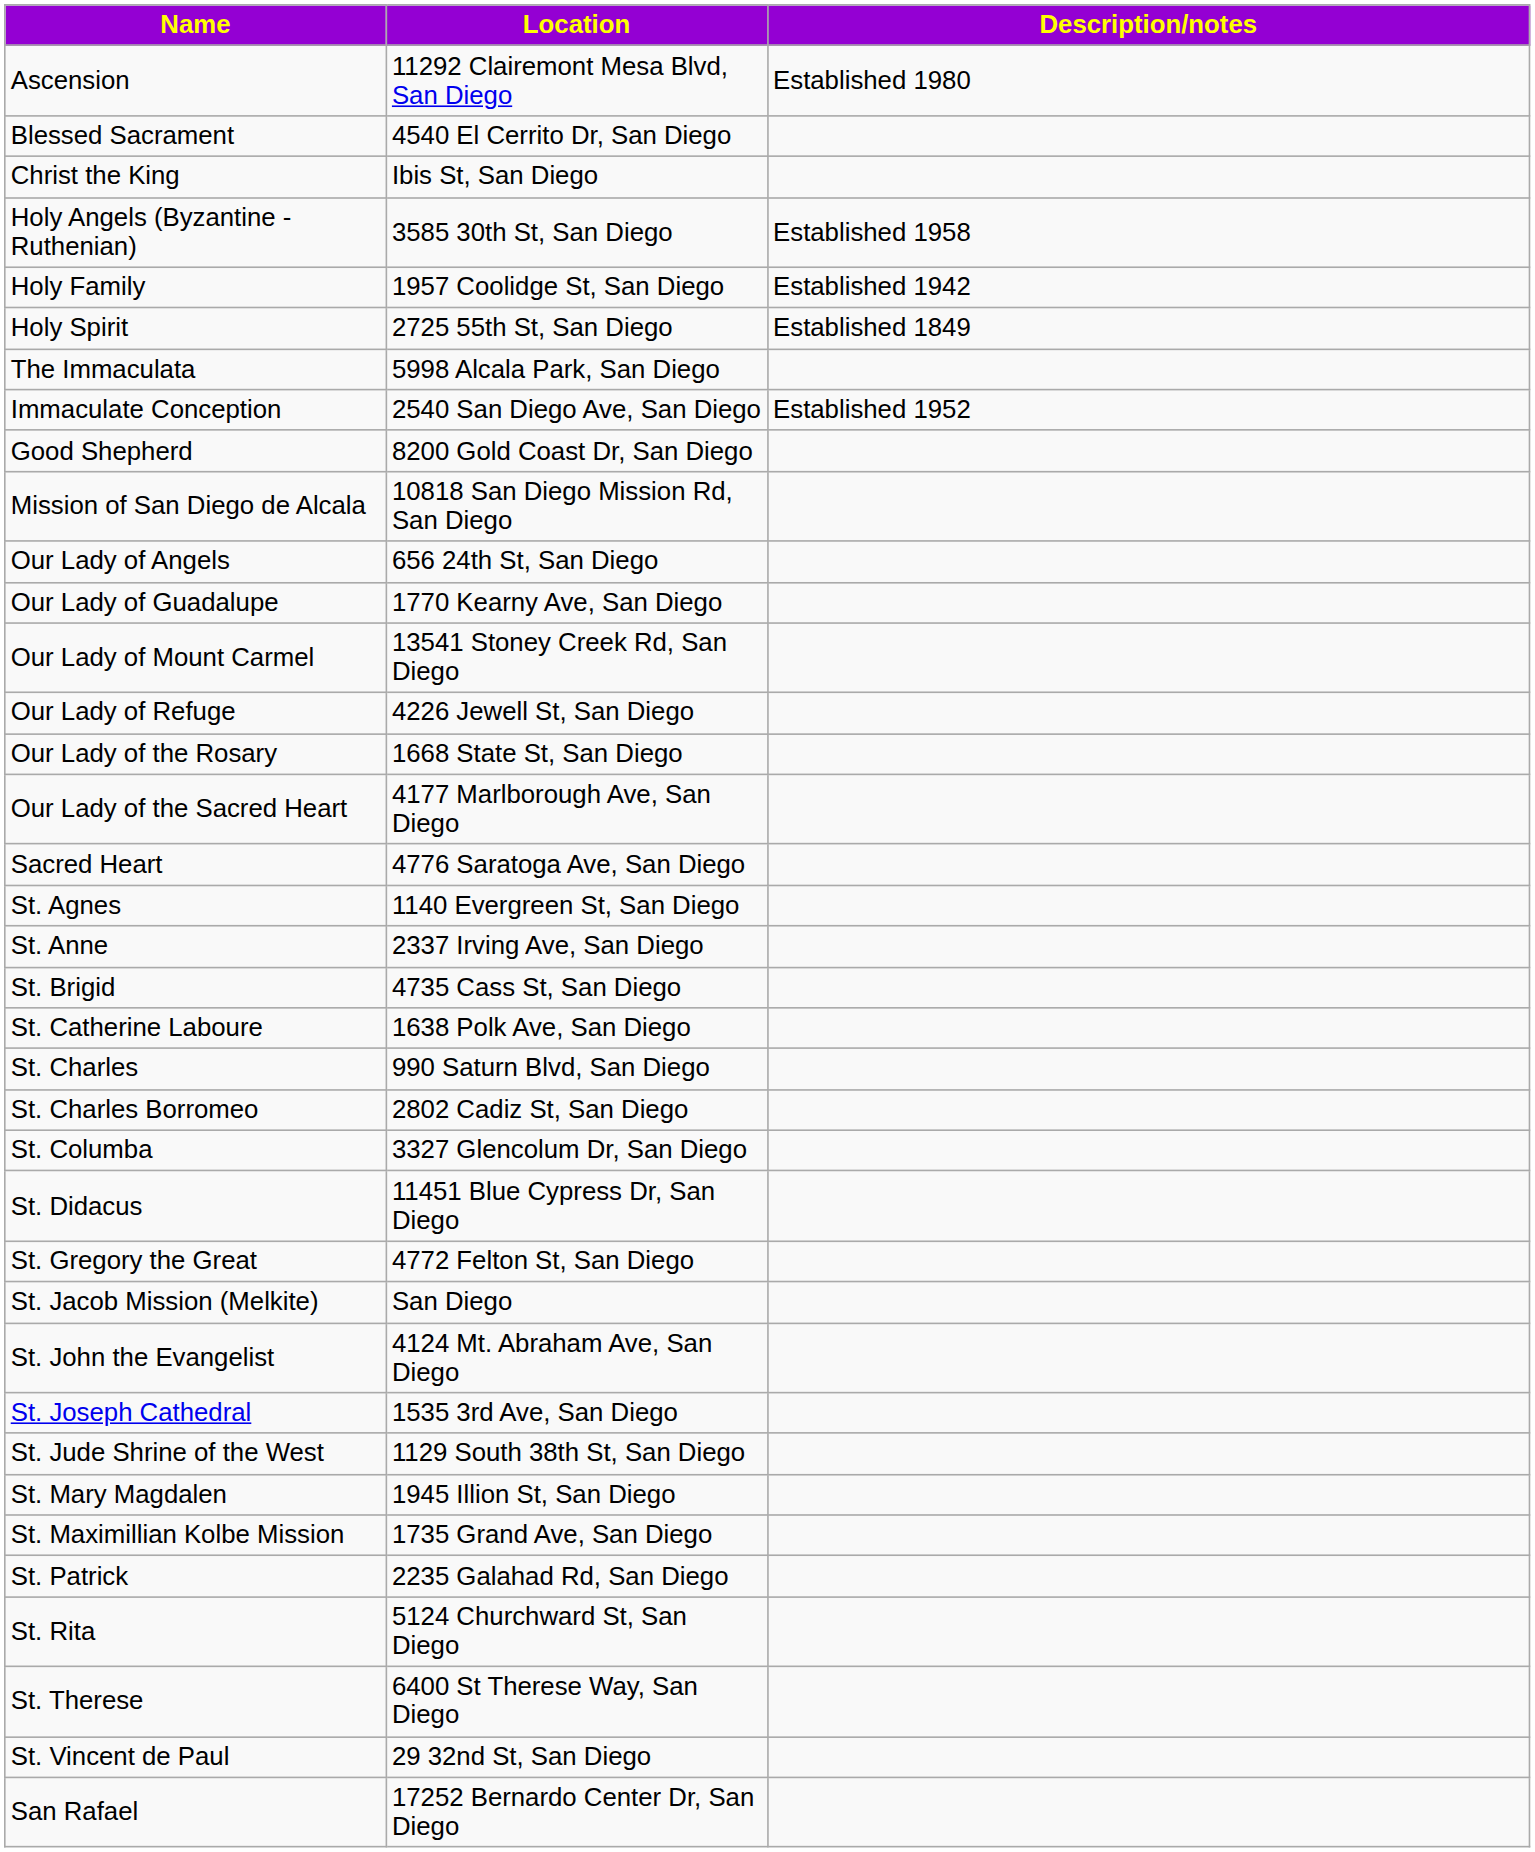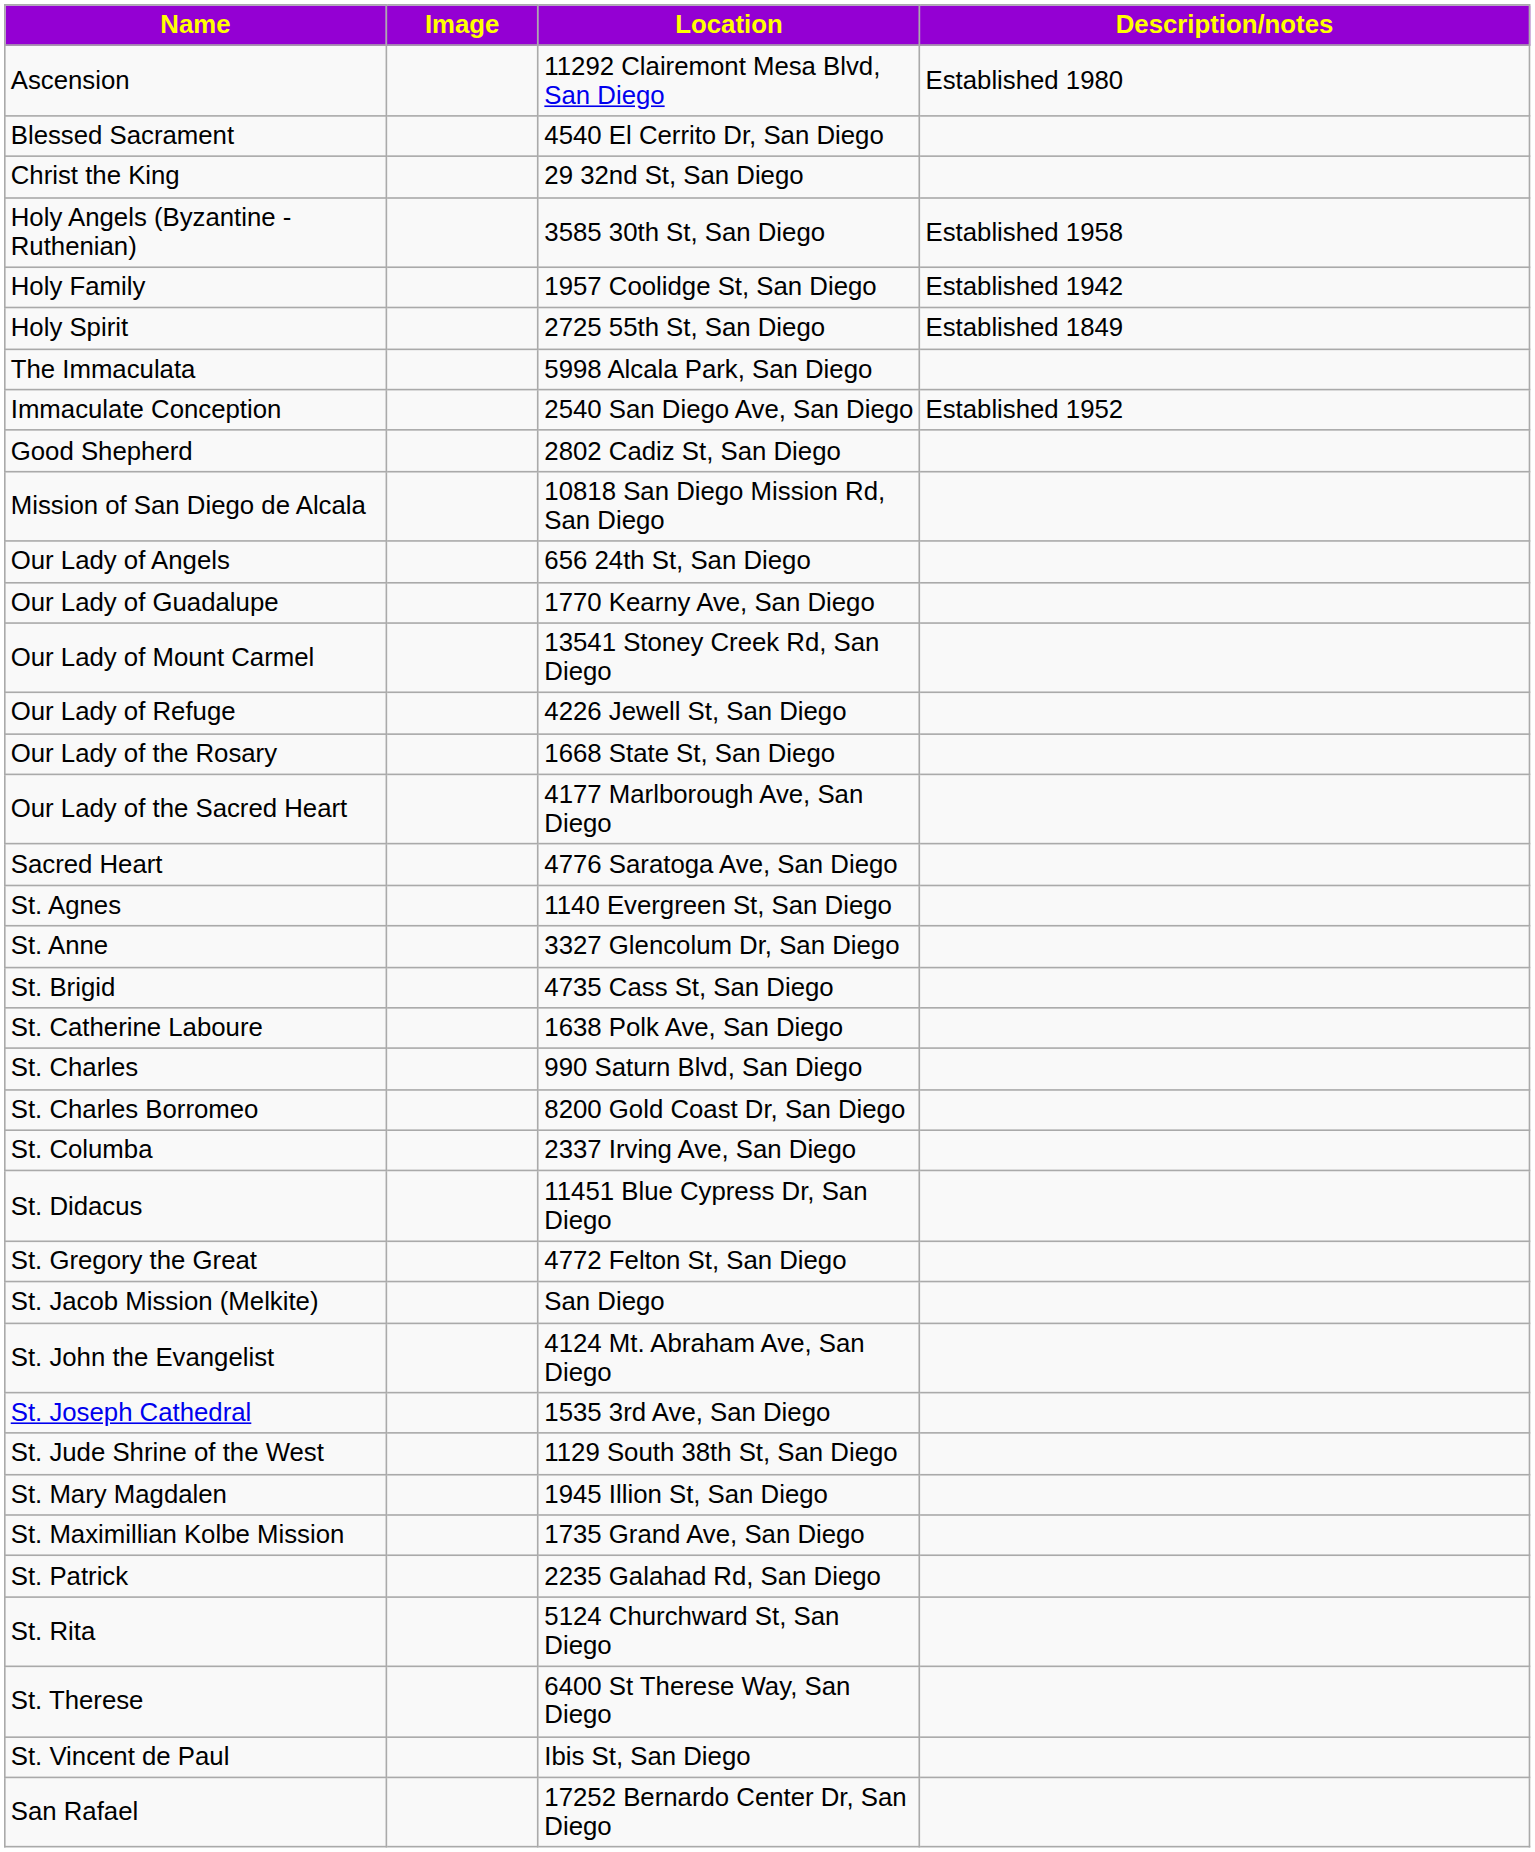+ column: (462, 24)
(495, 176) Ibis St, San Diego -> (674, 176) 29 32nd St, San Diego
(572, 450) 8200 Gold Coast Dr, San Diego -> (693, 450) 2802 Cadiz St, San Diego
(548, 946) 2337 Irving Ave, San Diego -> (722, 946) 3327 Glencolum Dr, San Diego
(540, 1109) 2802 Cadiz St, San Diego -> (725, 1109) 8200 Gold Coast Dr, San Diego
(569, 1150) 3327 Glencolum Dr, San Diego -> (700, 1150) 2337 Irving Ave, San Diego
(522, 1756) 29 32nd St, San Diego -> (647, 1756) Ibis St, San Diego
